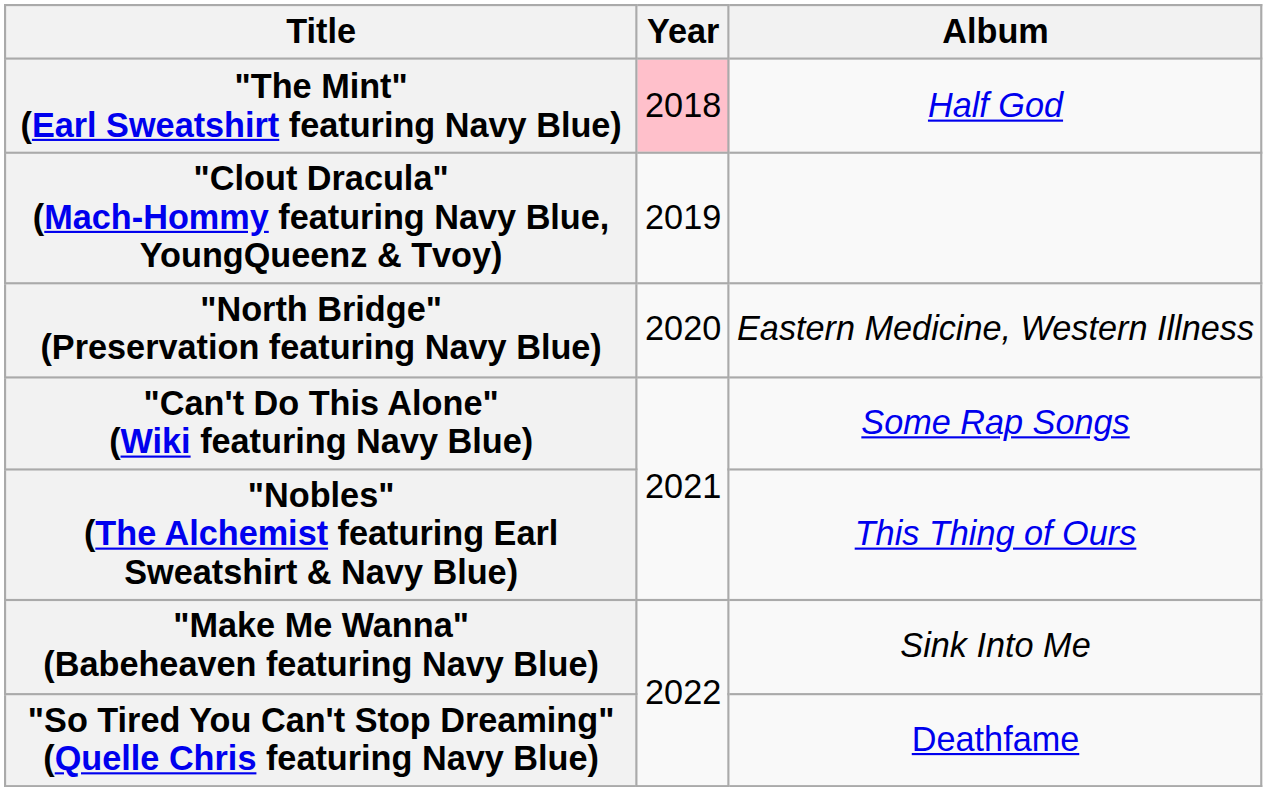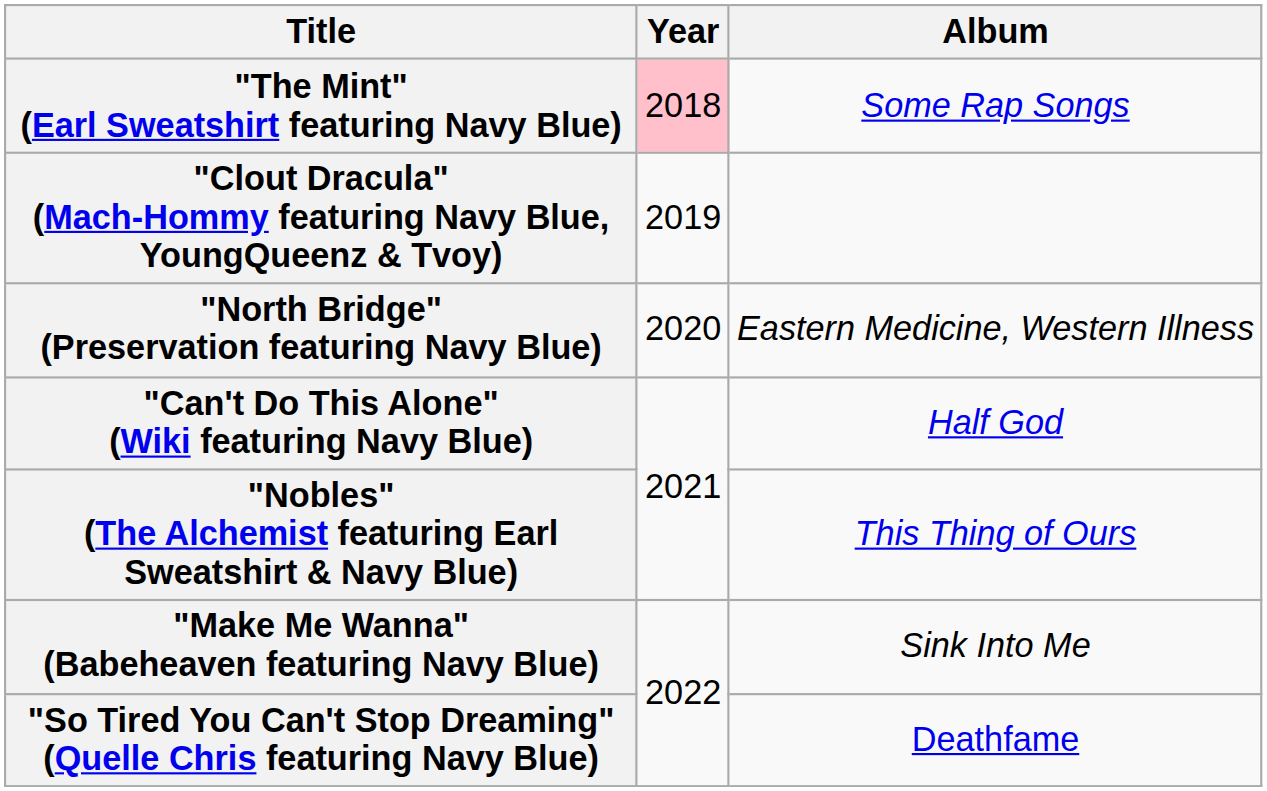(996, 105) Half God -> (996, 105) Some Rap Songs
(996, 422) Some Rap Songs -> (996, 422) Half God
